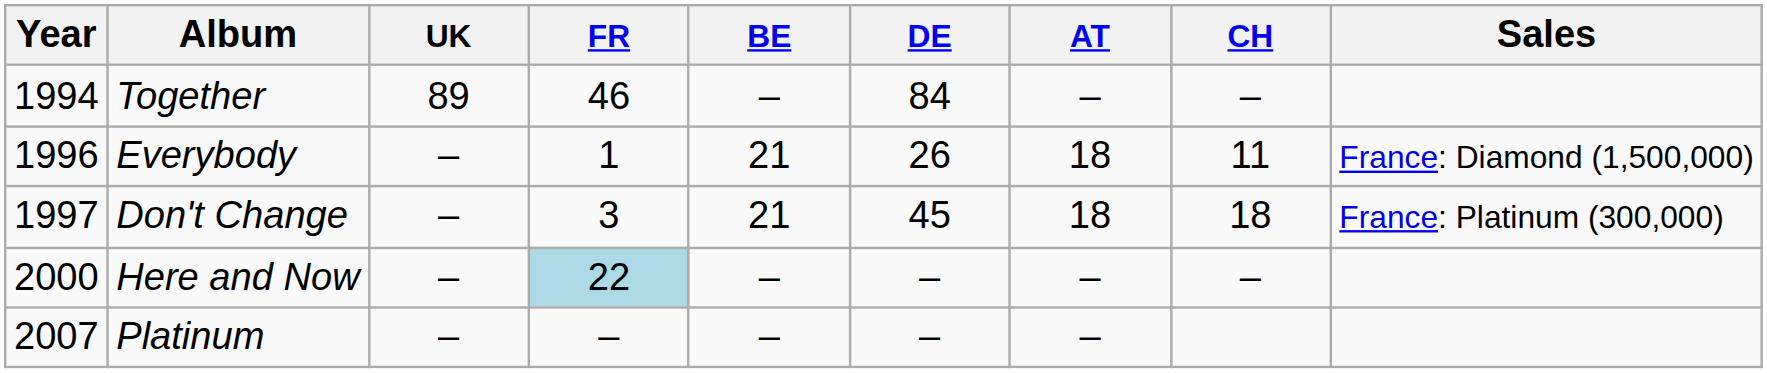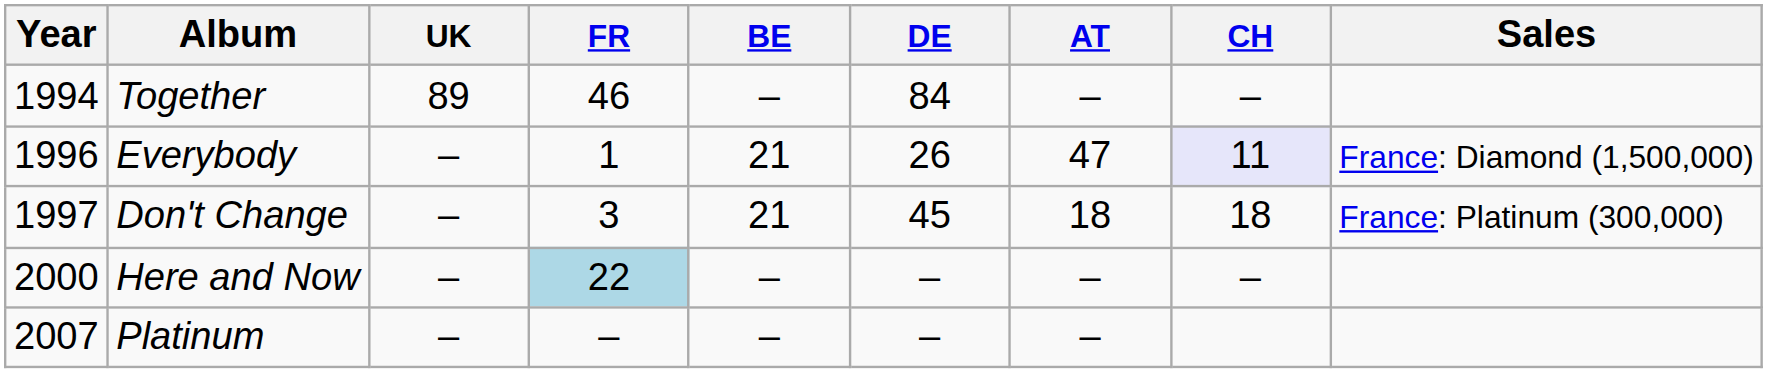(1090, 155) 18 -> (1090, 155) 47
(1250, 155) no background -> (1250, 155) lavender background
